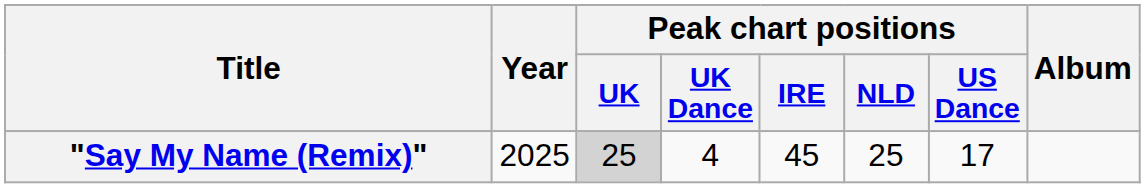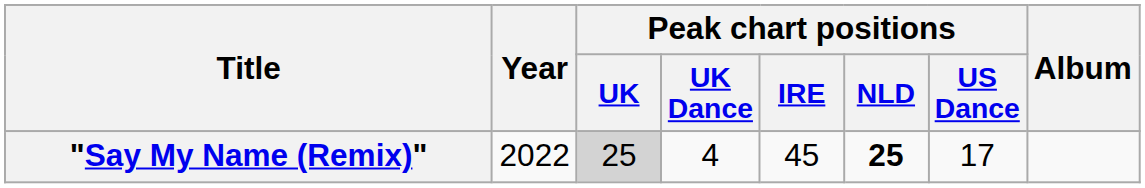(535, 155) 2025 -> (535, 155) 2022
(886, 155) normal -> (886, 155) bold
